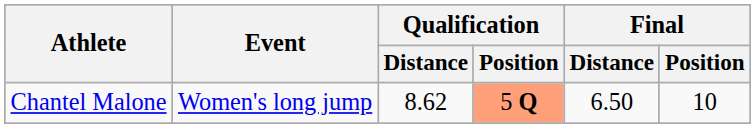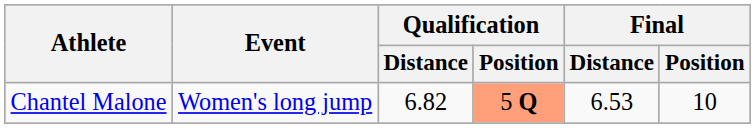(426, 103) 8.62 -> (426, 103) 6.82
(612, 103) 6.50 -> (612, 103) 6.53
